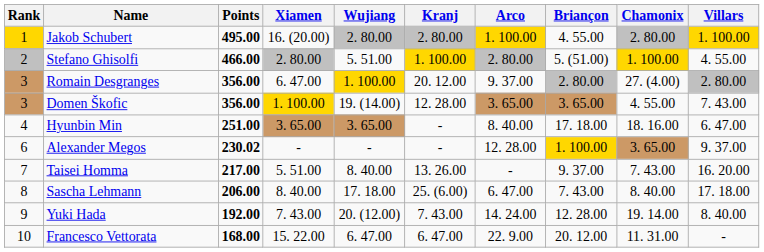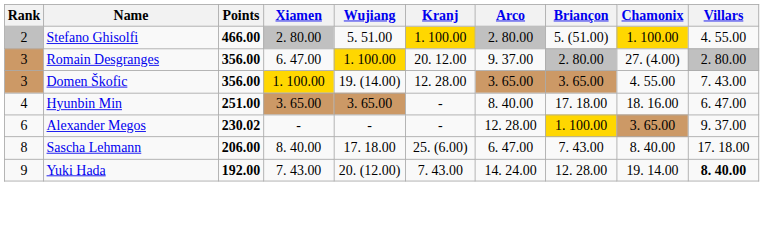- row: (89, 37)
- row: (87, 170)
(723, 214) normal -> (723, 170) bold
- row: (102, 236)
